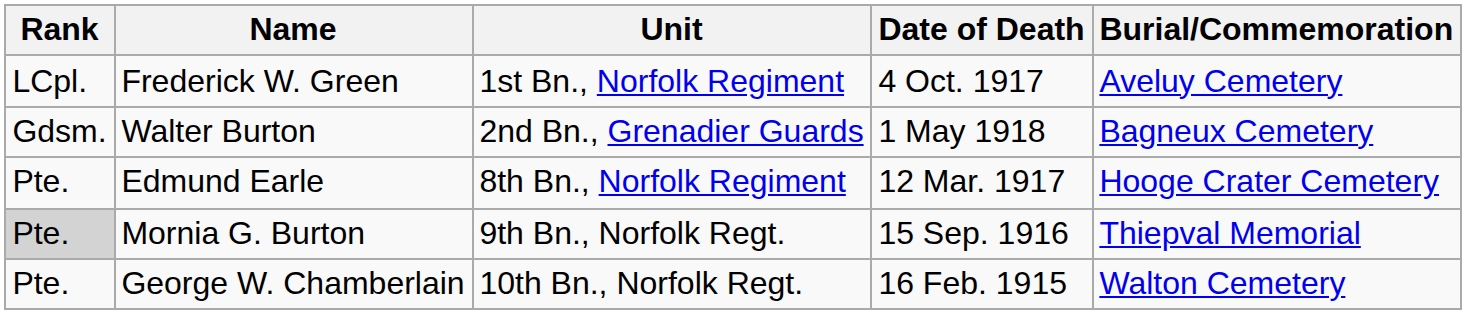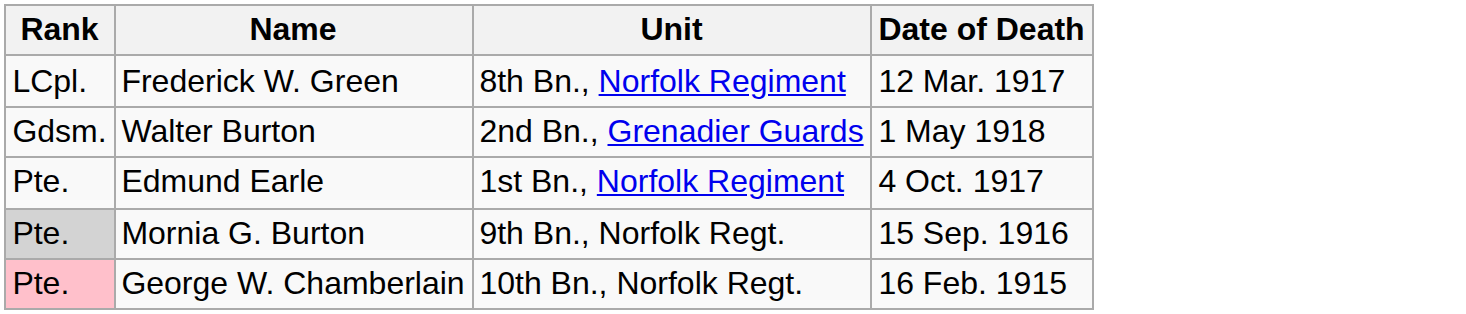- column: (1276, 29)
(662, 80) 1st Bn., Norfolk Regiment -> (663, 80) 8th Bn., Norfolk Regiment
(961, 80) 4 Oct. 1917 -> (972, 80) 12 Mar. 1917
(663, 182) 8th Bn., Norfolk Regiment -> (662, 182) 1st Bn., Norfolk Regiment
(972, 182) 12 Mar. 1917 -> (961, 182) 4 Oct. 1917
(41, 283) no background -> (41, 283) pink background
